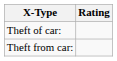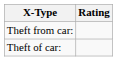rows swapped: (34, 30) <-> (40, 47)
